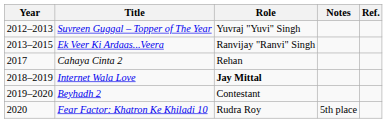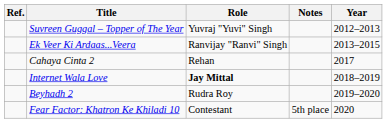columns swapped: (30, 12) <-> (371, 12)
(238, 93) Contestant -> (211, 93) Rudra Roy
(239, 110) Rudra Roy -> (210, 110) Contestant
